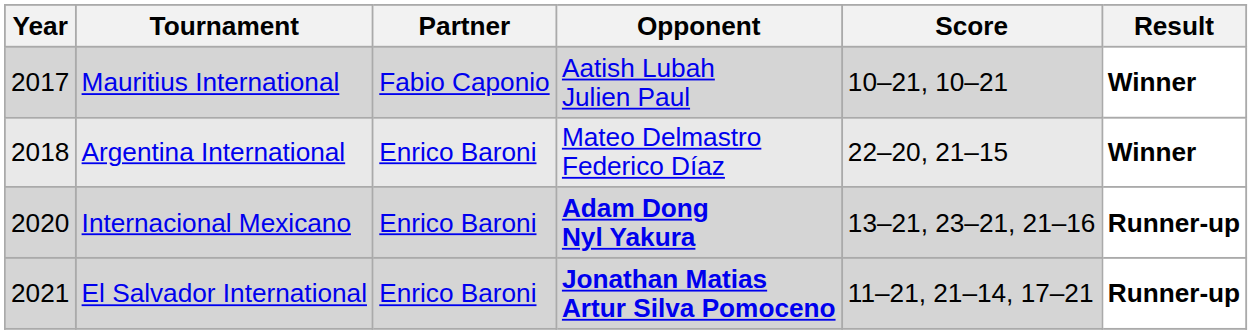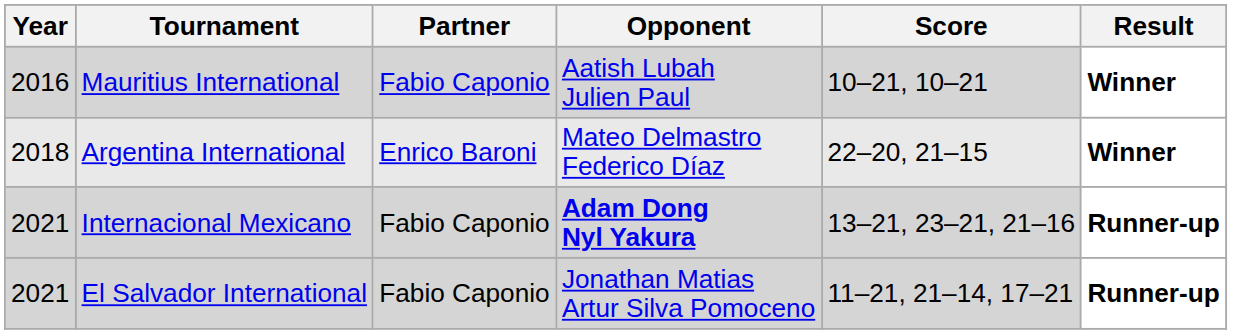(40, 82) 2017 -> (40, 82) 2016
(40, 223) 2020 -> (40, 223) 2021
(458, 223) Enrico Baroni -> (464, 223) Fabio Caponio
(458, 294) Enrico Baroni -> (464, 294) Fabio Caponio
(699, 294) bold -> (689, 294) normal
